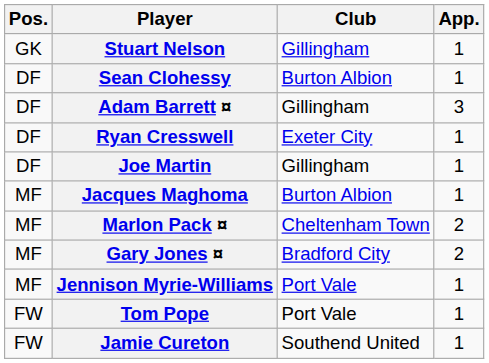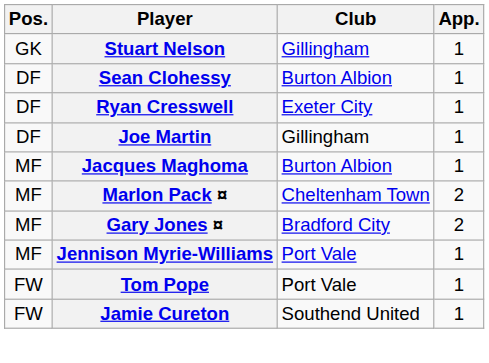- row: (165, 107)
